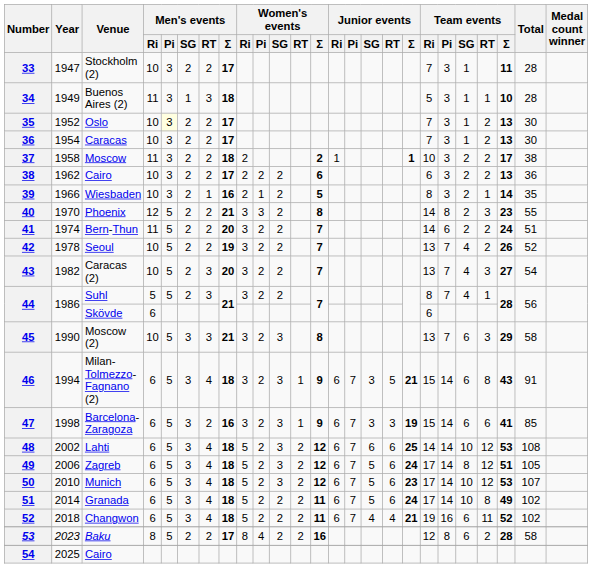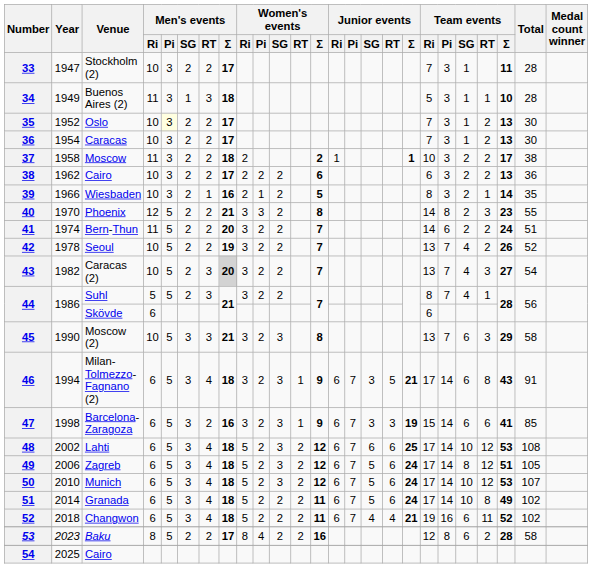(228, 271) no background -> (228, 271) lightgrey background
(429, 380) 15 -> (429, 380) 17
(429, 447) 14 -> (429, 447) 17
(411, 483) 23 -> (411, 483) 24
